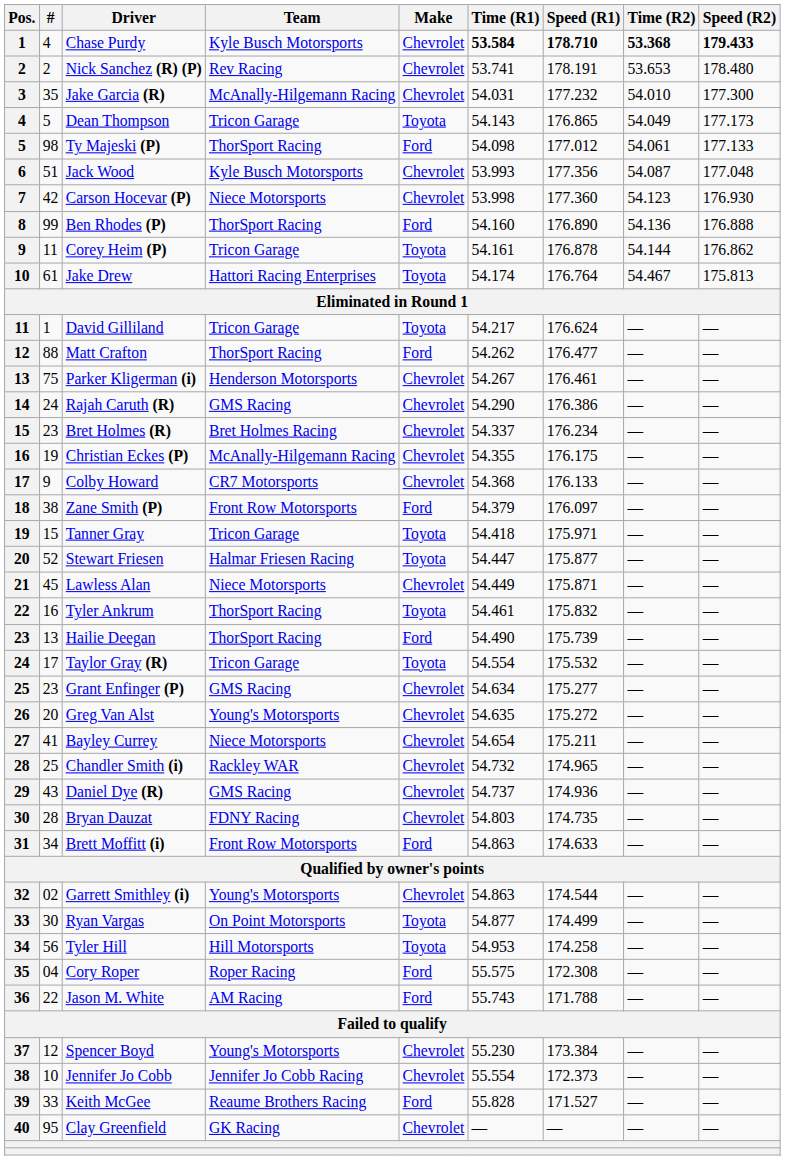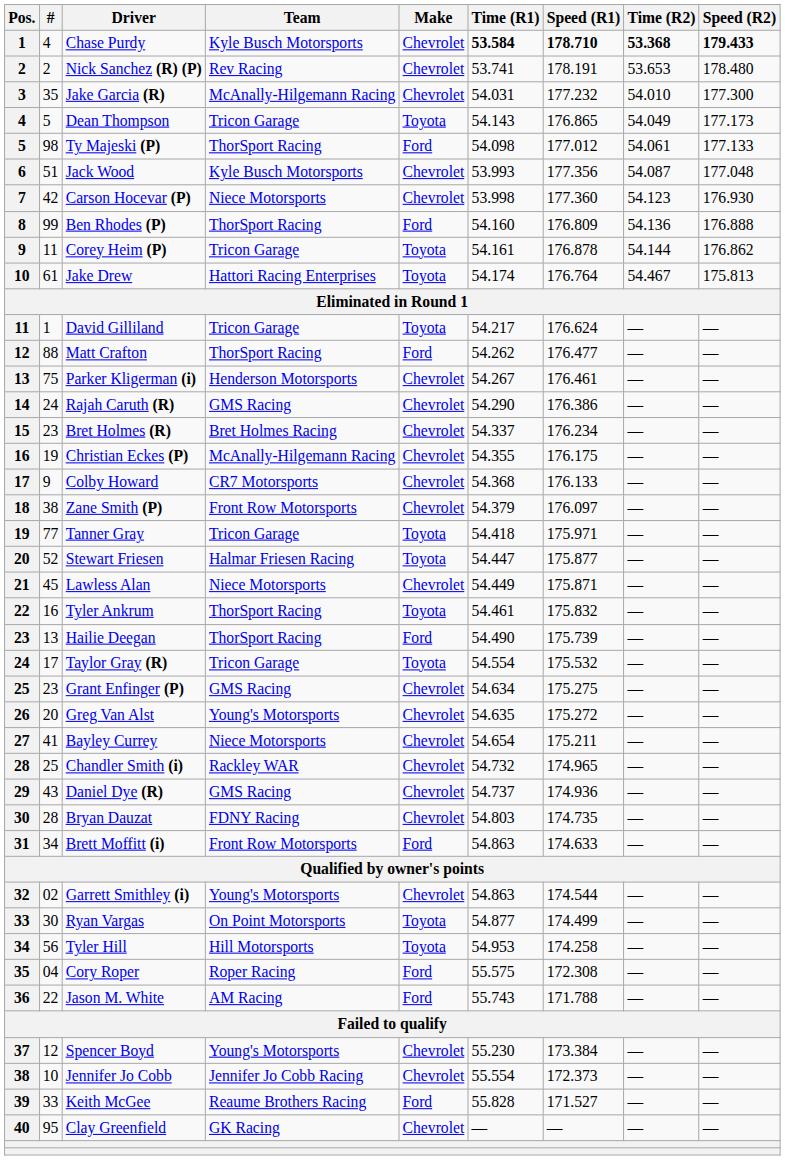(572, 224) 176.890 -> (572, 224) 176.809
(417, 508) Ford -> (433, 508) Chevrolet
(51, 533) 15 -> (51, 533) 77
(572, 688) 175.277 -> (572, 688) 175.275
